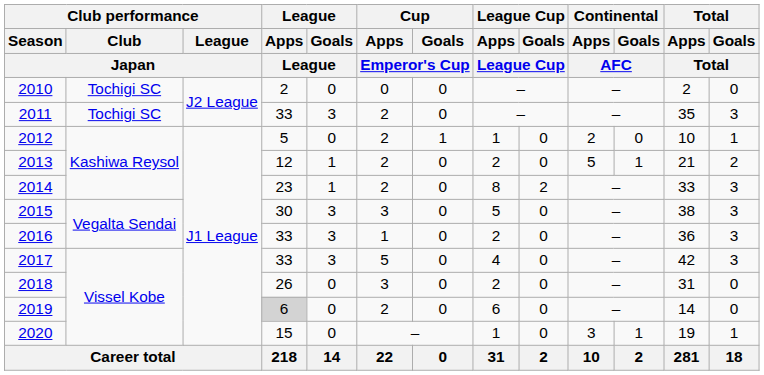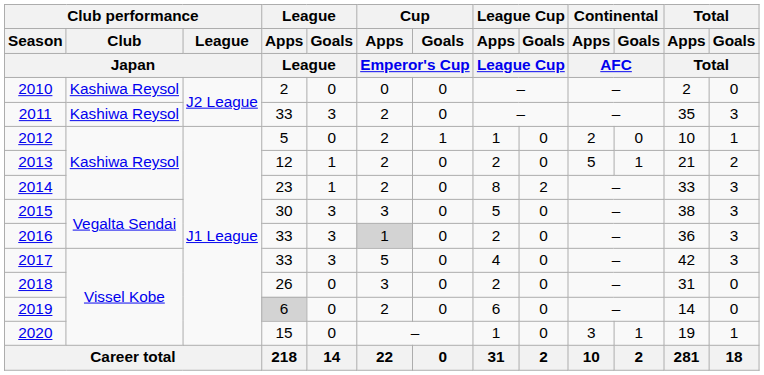(124, 89) Tochigi SC -> (124, 89) Kashiwa Reysol
(124, 114) Tochigi SC -> (124, 114) Kashiwa Reysol
(384, 235) no background -> (384, 235) lightgrey background
